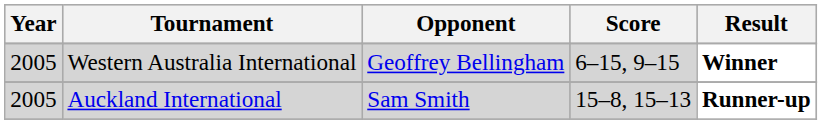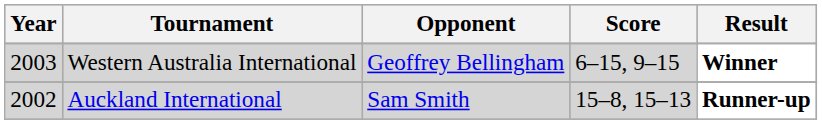(33, 62) 2005 -> (33, 62) 2003
(33, 100) 2005 -> (33, 100) 2002
